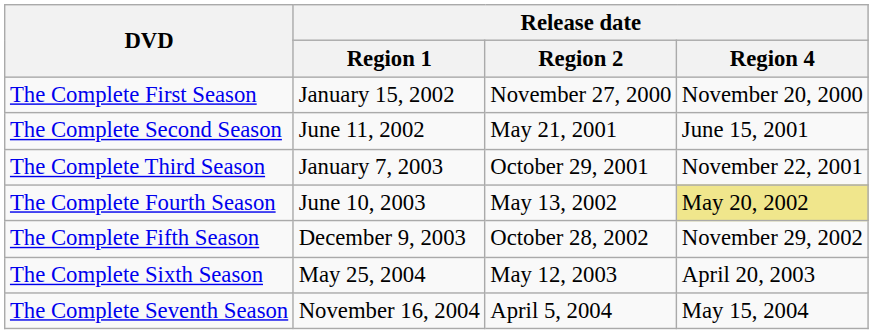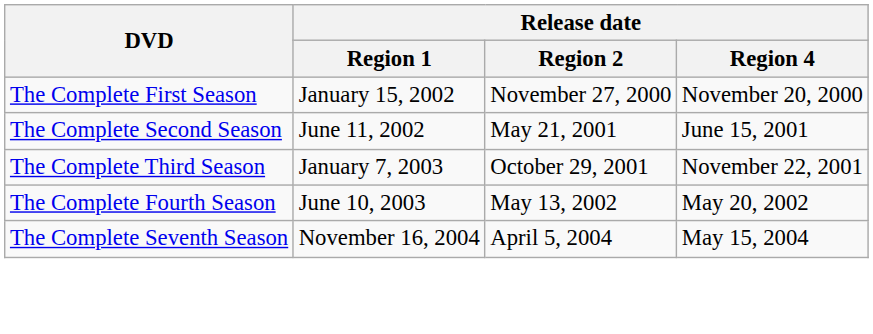(745, 202) khaki background -> (745, 202) no background
- row: (135, 238)
- row: (136, 274)
